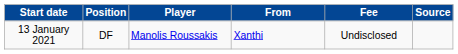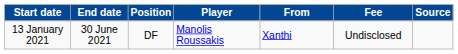+ column: (99, 13)
